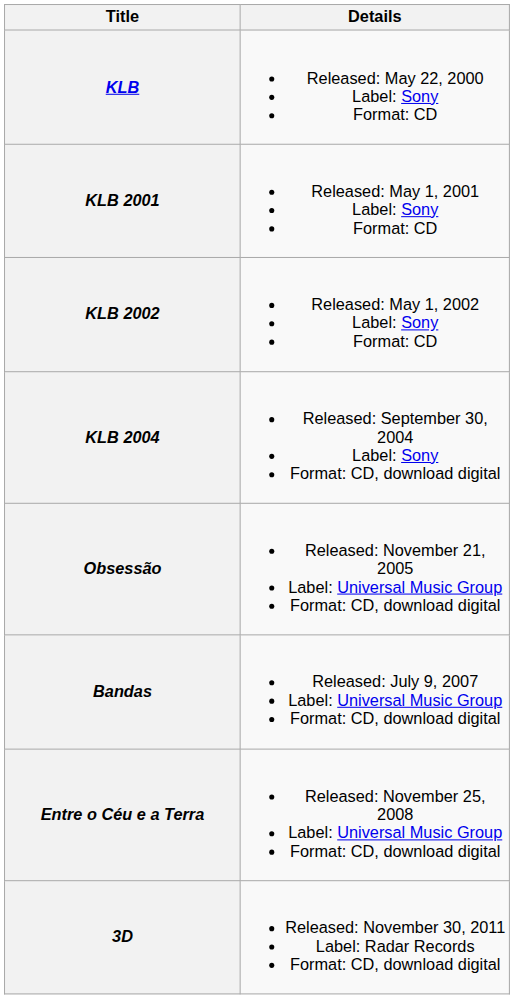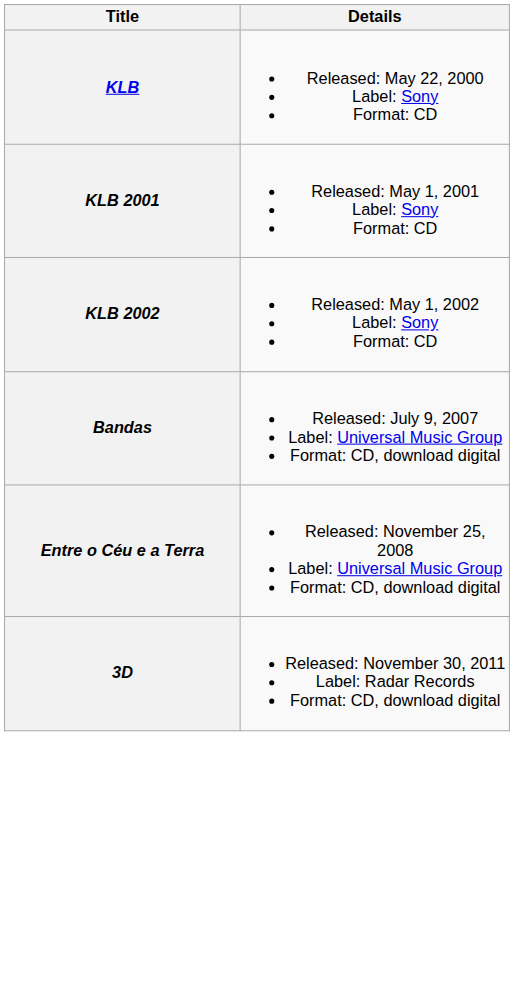- row: (123, 437)
- row: (123, 569)
